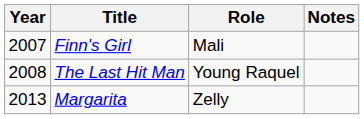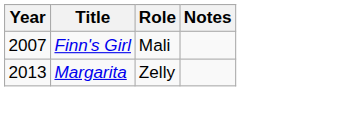- row: (120, 72)
